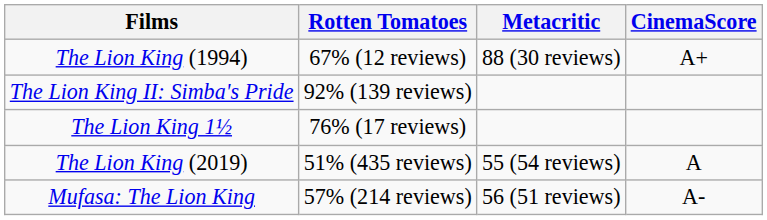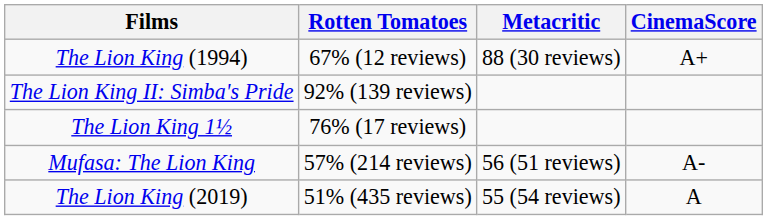rows swapped: (152, 162) <-> (152, 197)
